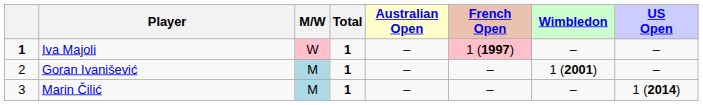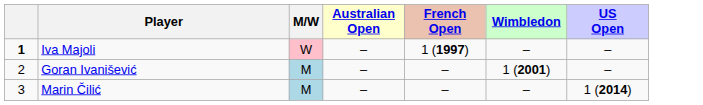- column: (348, 21)
(490, 49) pink background -> (445, 49) no background
